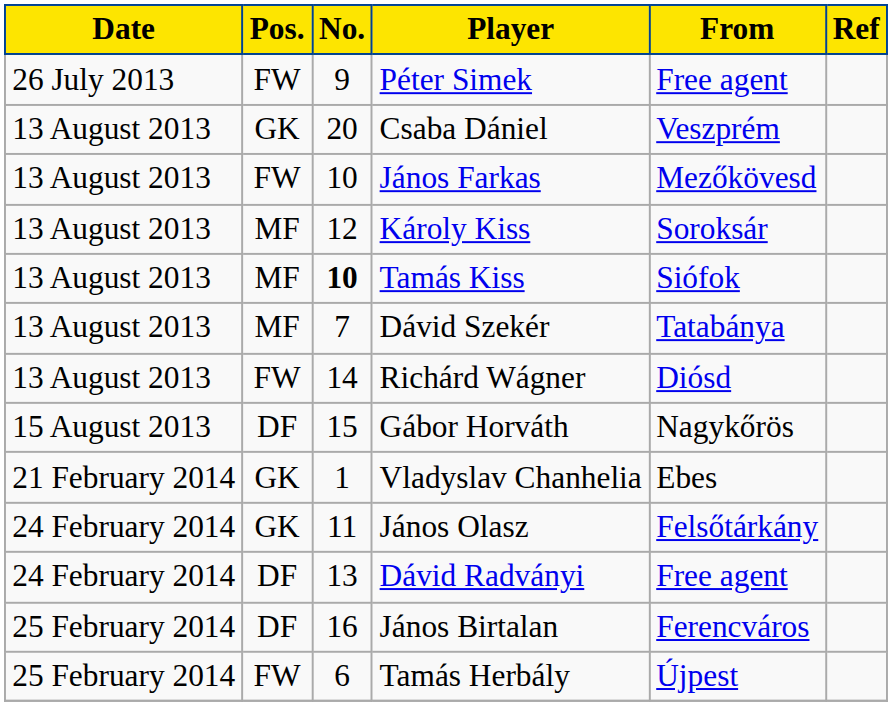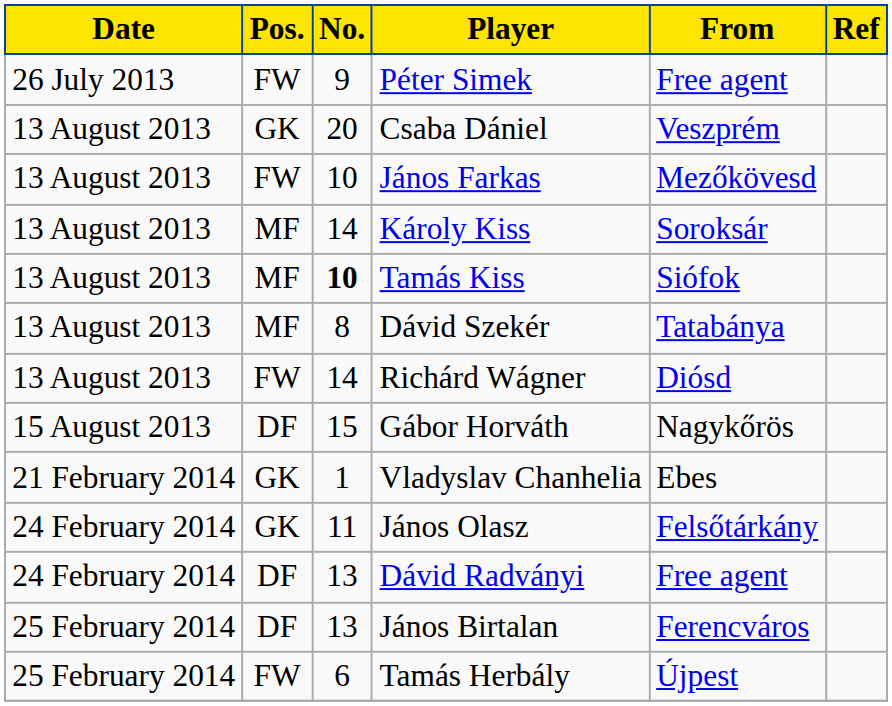(342, 228) 12 -> (342, 228) 14
(342, 327) 7 -> (342, 327) 8
(342, 626) 16 -> (342, 626) 13
